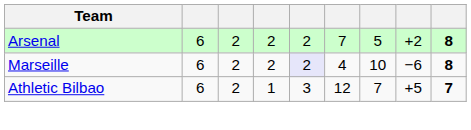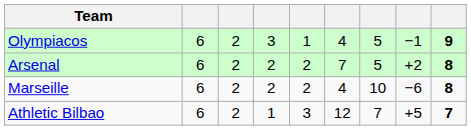+ row: (48, 40)
(307, 64) lavender background -> (307, 88) no background
